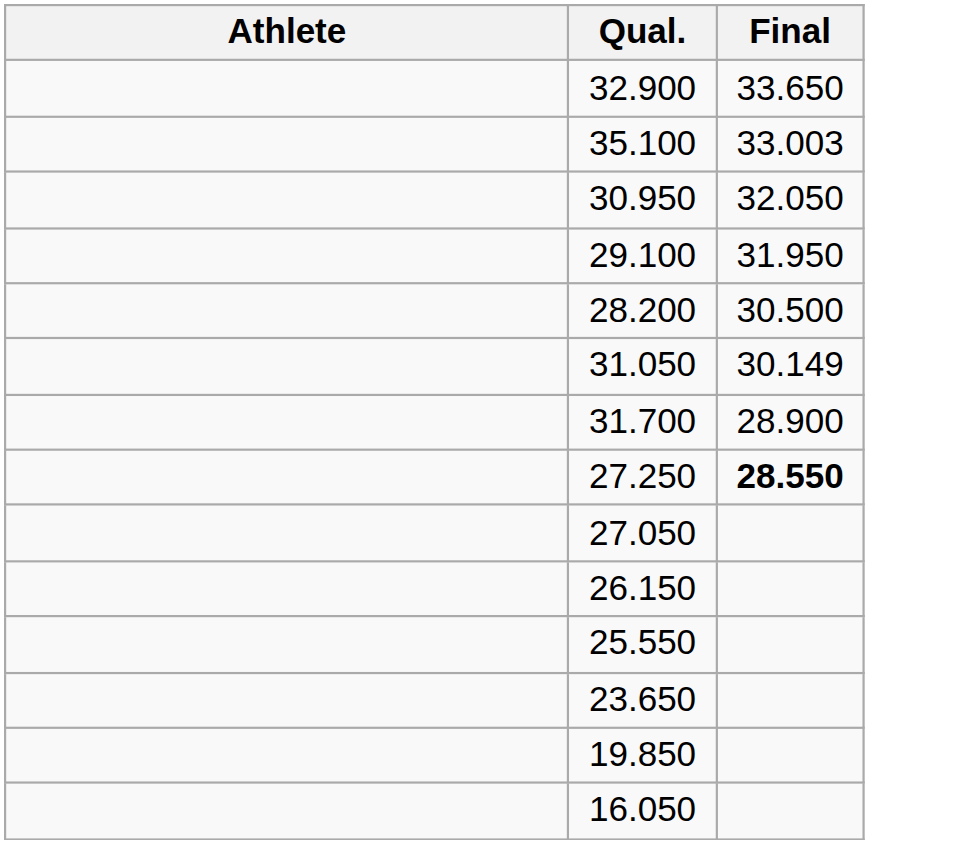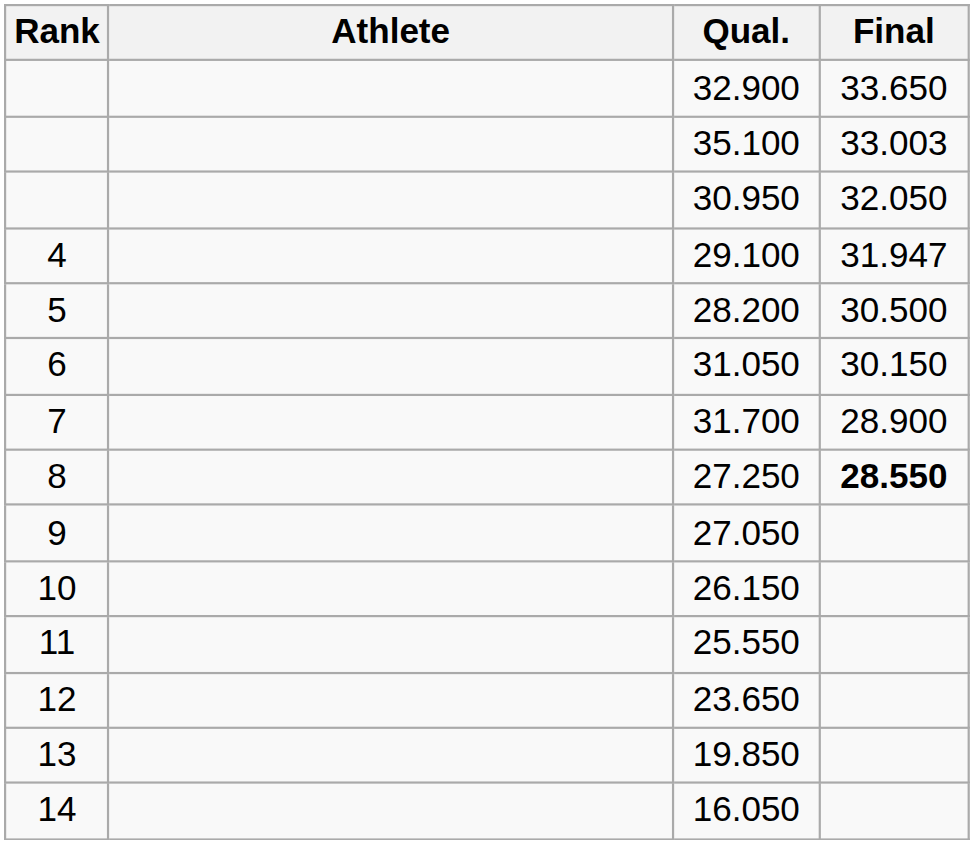+ column: (57, 32)
(790, 254) 31.950 -> (894, 254) 31.947
(790, 365) 30.149 -> (894, 365) 30.150
